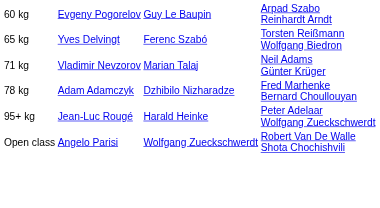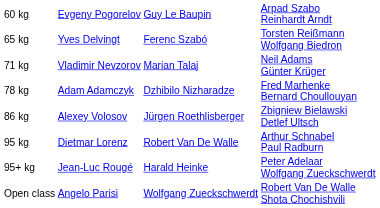+ row: (16, 117)
+ row: (16, 142)
